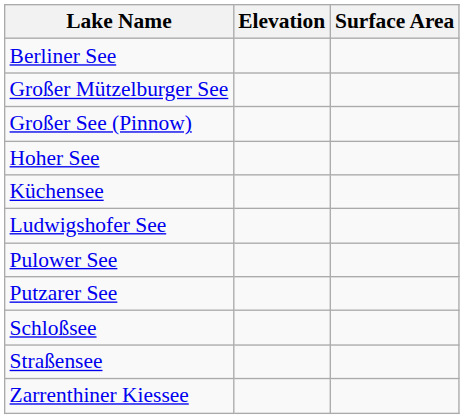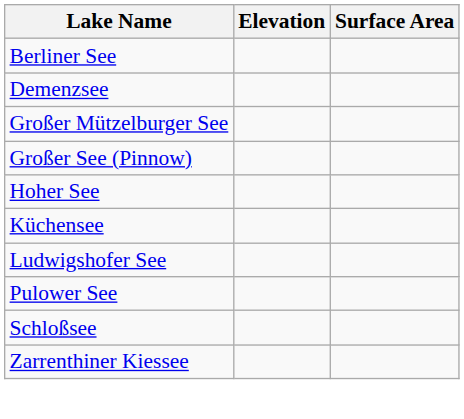+ row: (59, 89)
- row: (63, 293)
- row: (56, 361)
